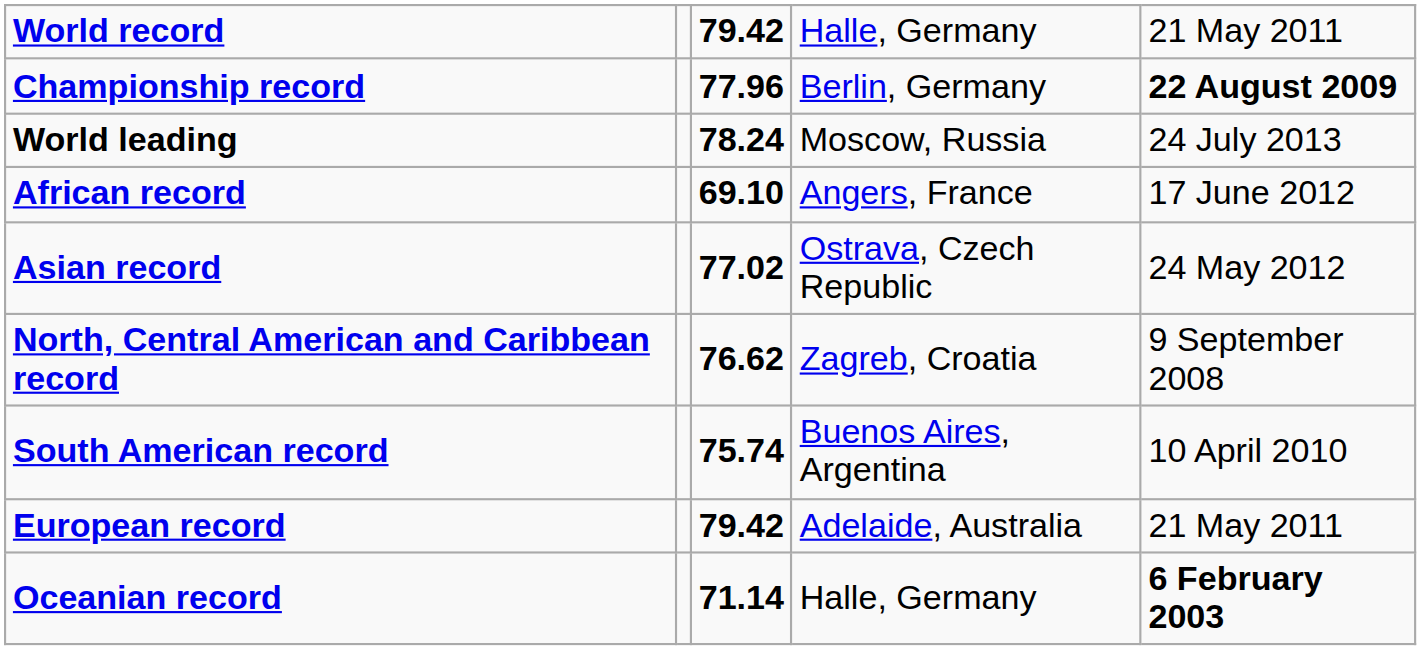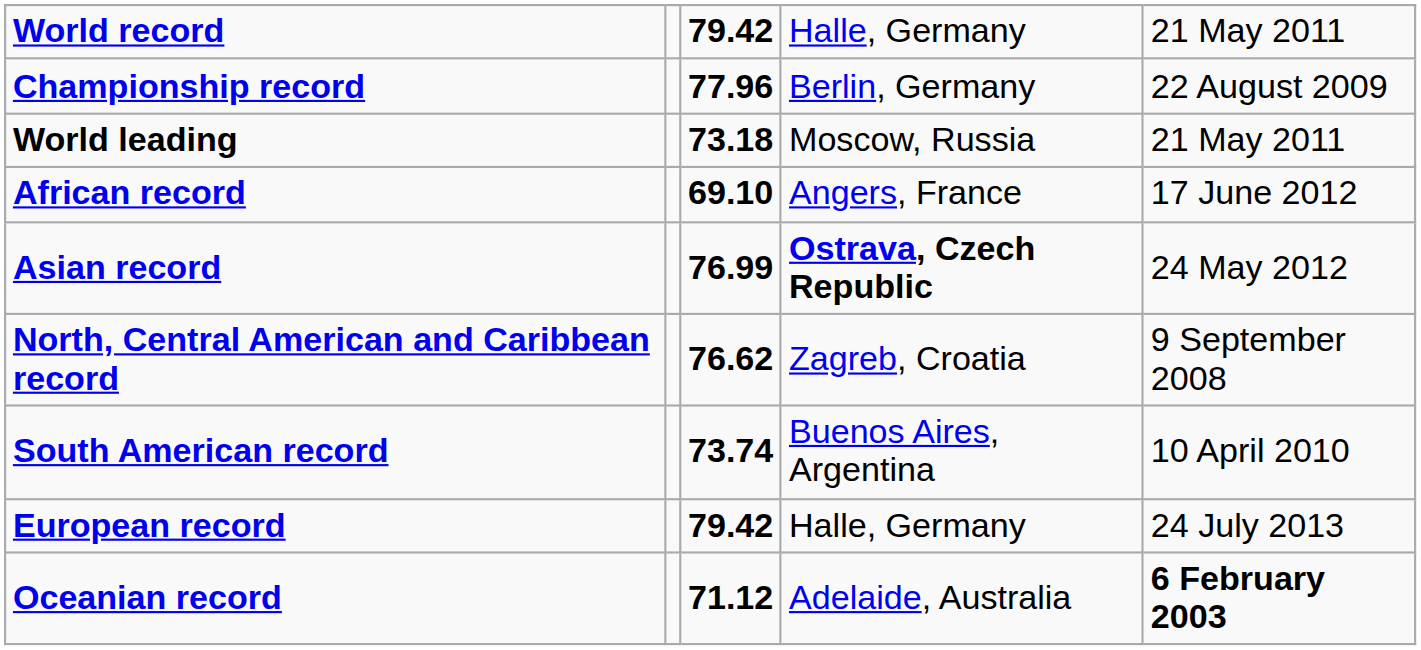(1273, 85) bold -> (1269, 85) normal
(741, 139) 78.24 -> (731, 139) 73.18
(1245, 139) 24 July 2013 -> (1248, 139) 21 May 2011
(741, 266) 77.02 -> (731, 266) 76.99
(917, 266) normal -> (912, 266) bold
(741, 451) 75.74 -> (731, 451) 73.74
(941, 524) Adelaide, Australia -> (907, 524) Halle, Germany
(1246, 524) 21 May 2011 -> (1247, 524) 24 July 2013
(741, 598) 71.14 -> (731, 598) 71.12
(918, 598) Halle, Germany -> (930, 598) Adelaide, Australia
